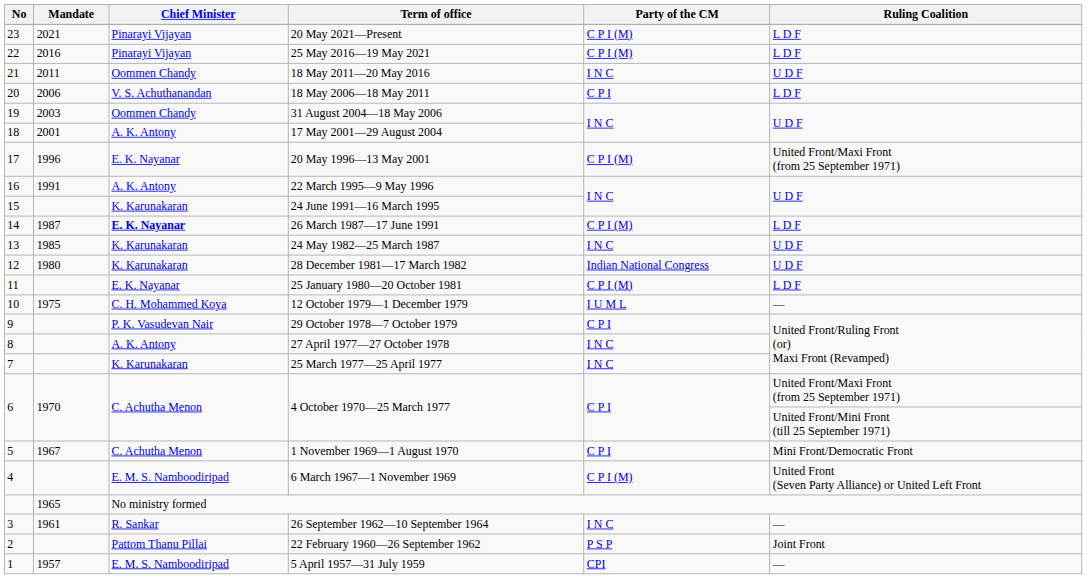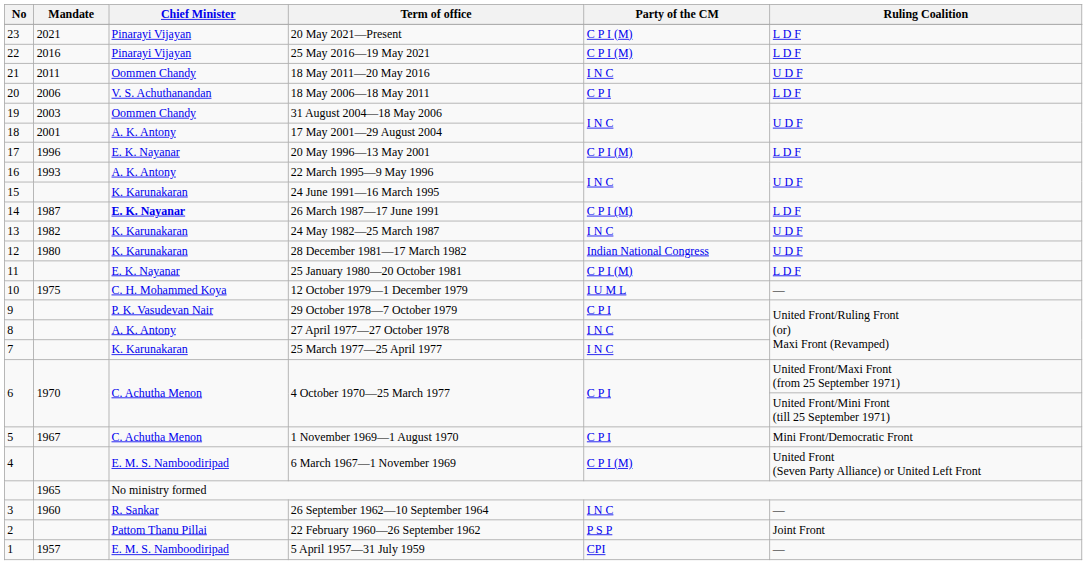(836, 159) United Front/Maxi Front (from 25 September 1971) -> (787, 152) L D F
(49, 186) 1991 -> (49, 172) 1993
(49, 245) 1985 -> (49, 231) 1982
(49, 524) 1961 -> (49, 510) 1960
